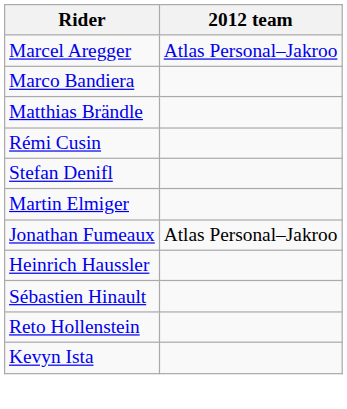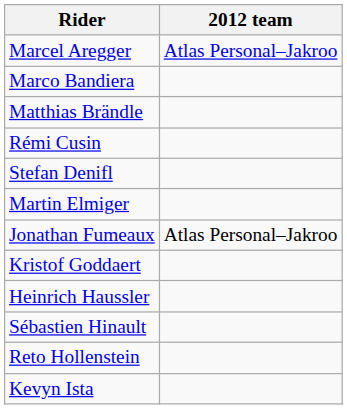+ row: (75, 265)
